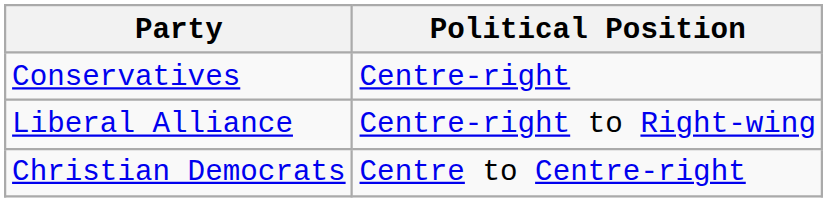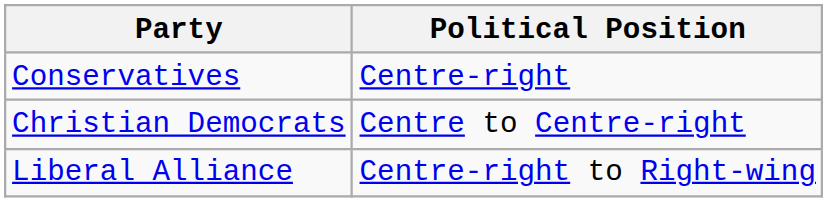rows swapped: (153, 124) <-> (179, 172)
